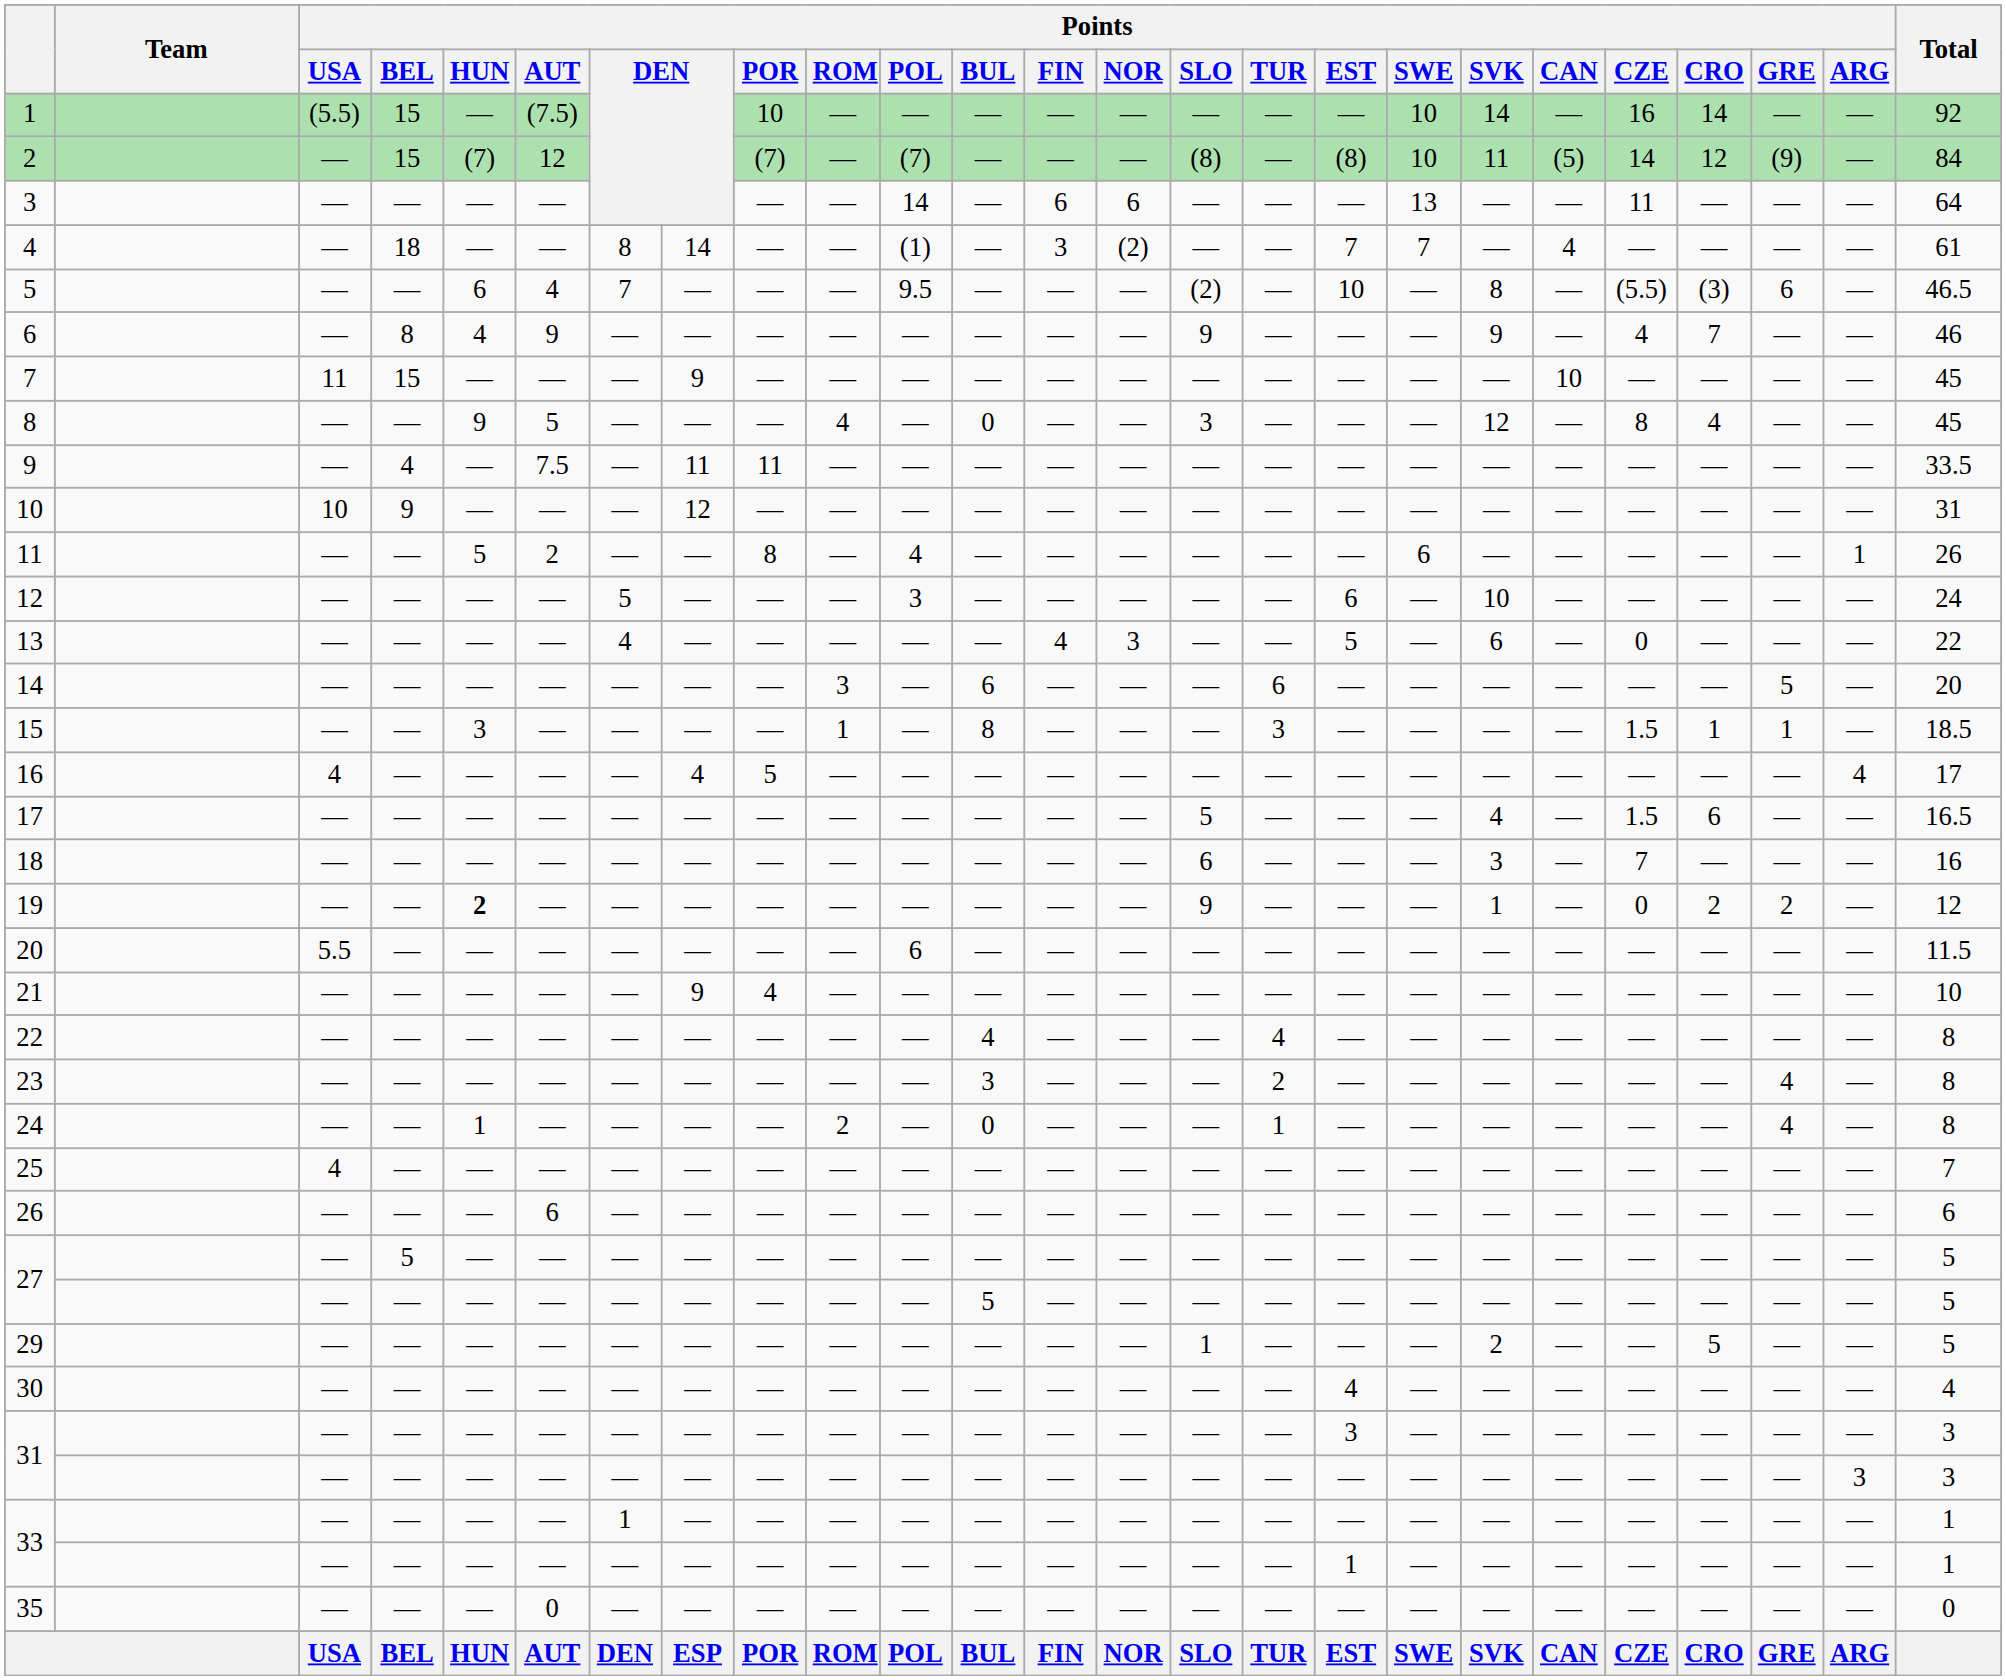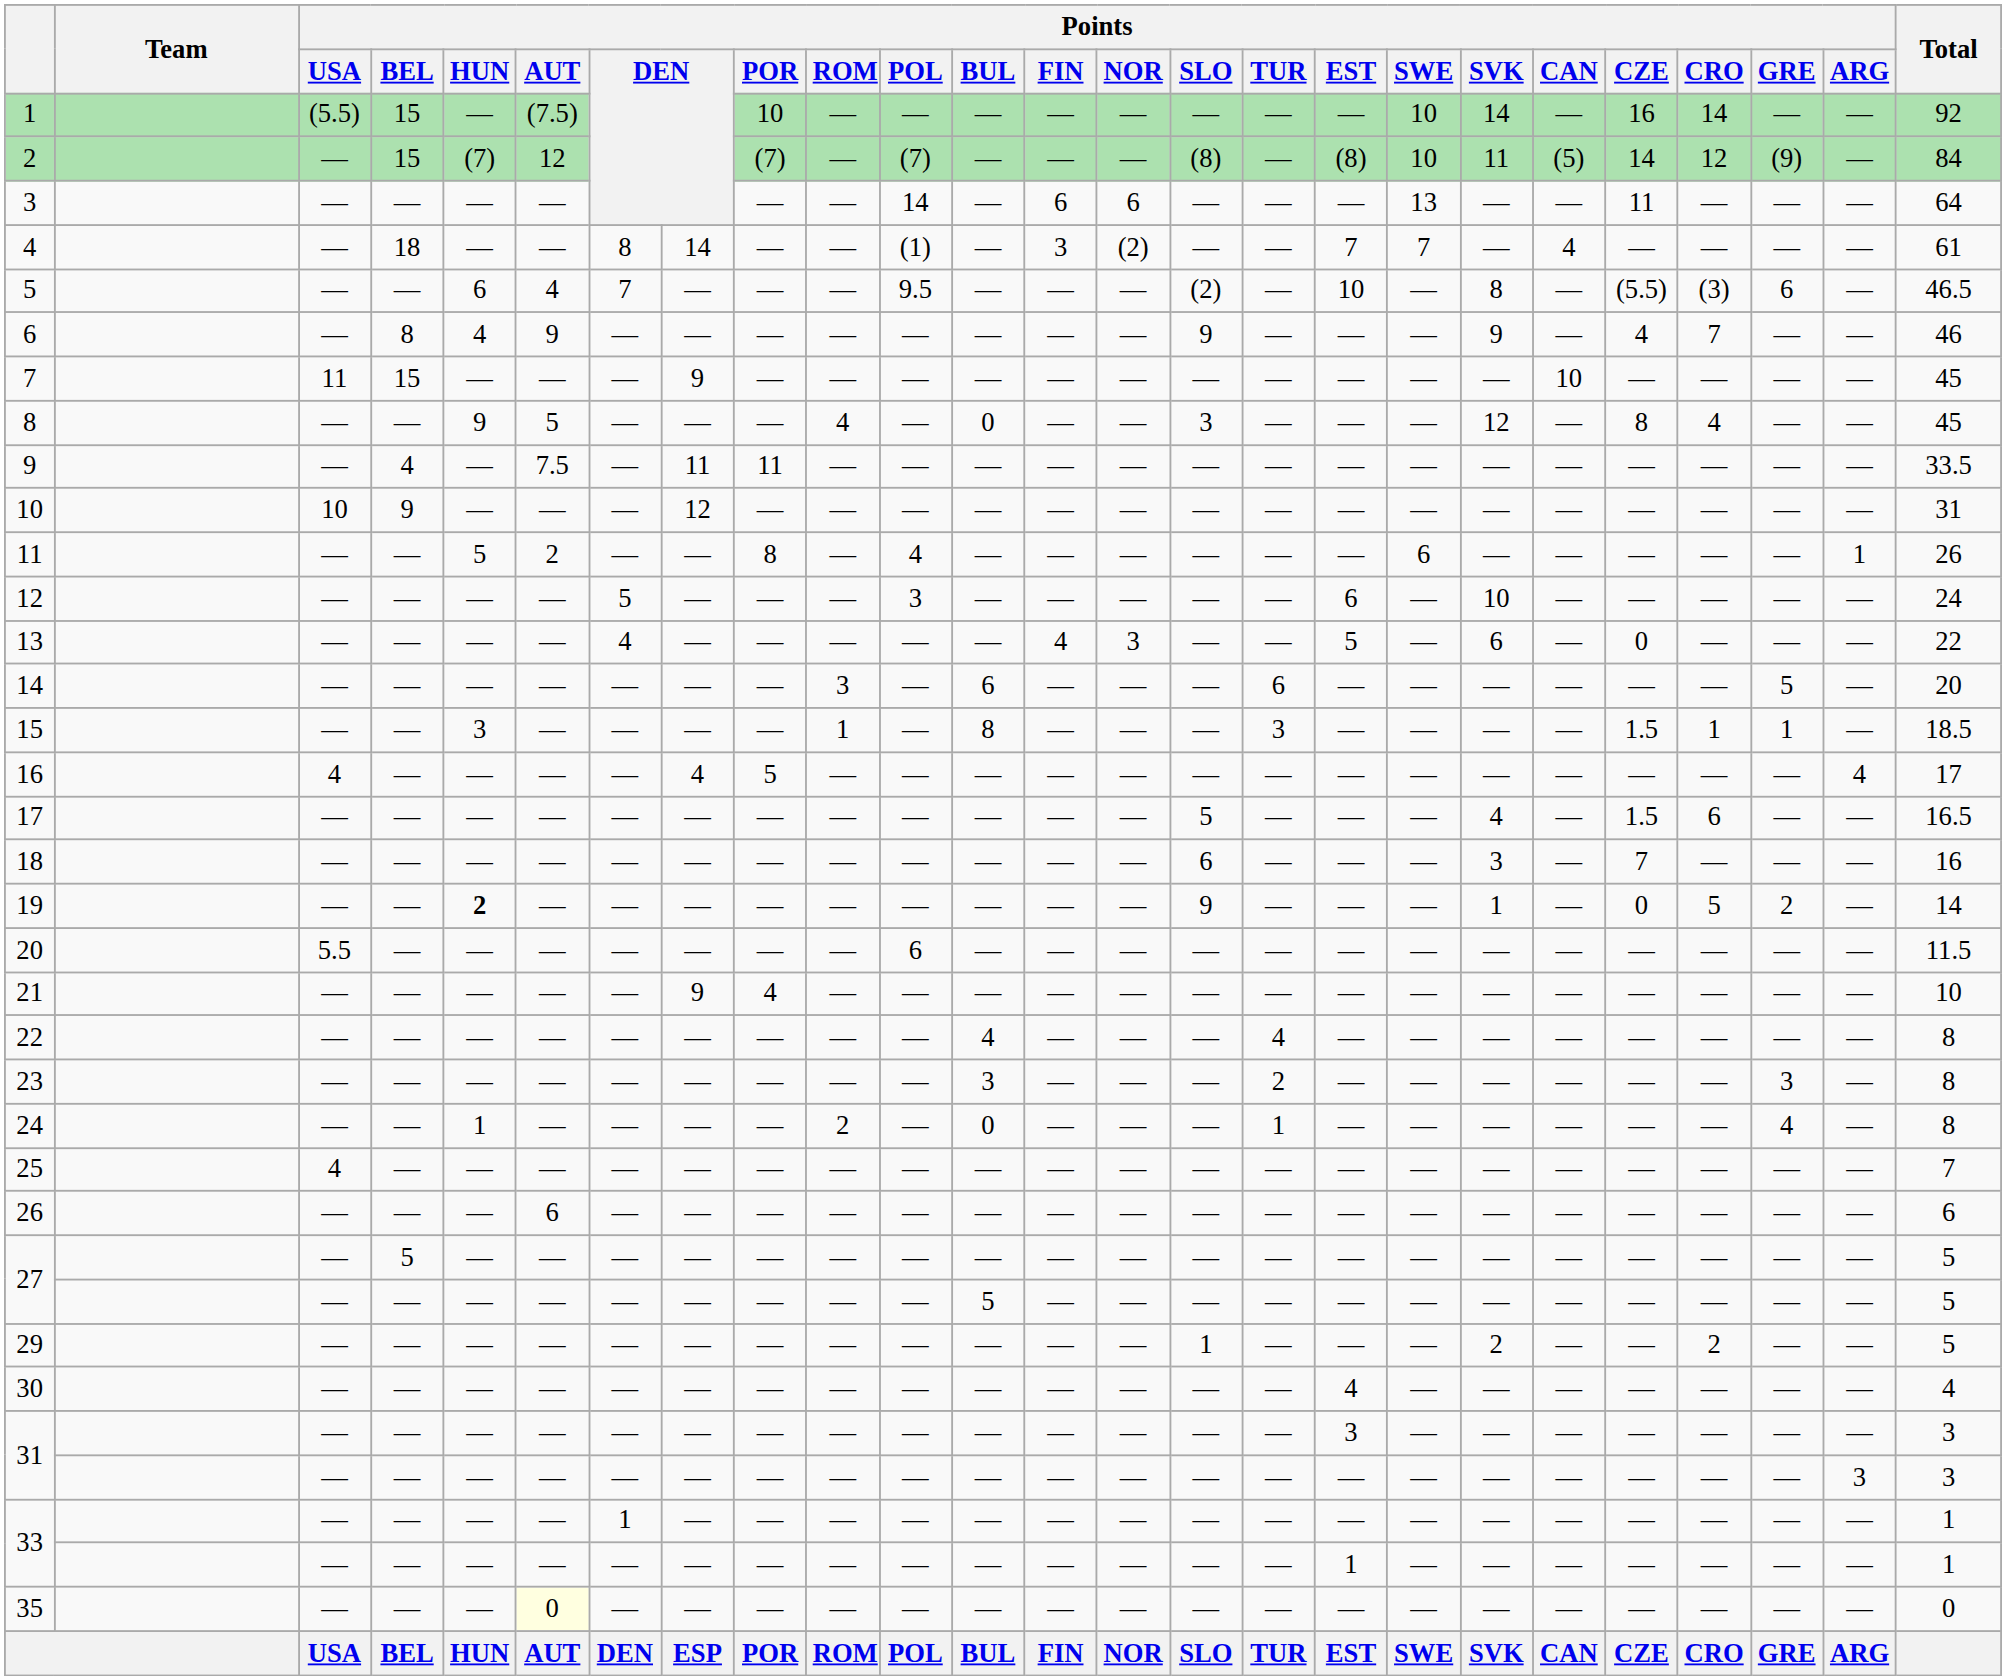(1714, 905) 2 -> (1714, 905) 5
(1949, 905) 12 -> (1949, 905) 14
(1787, 1081) 4 -> (1787, 1081) 3
(1714, 1344) 5 -> (1714, 1344) 2
(552, 1608) no background -> (552, 1608) lightyellow background
